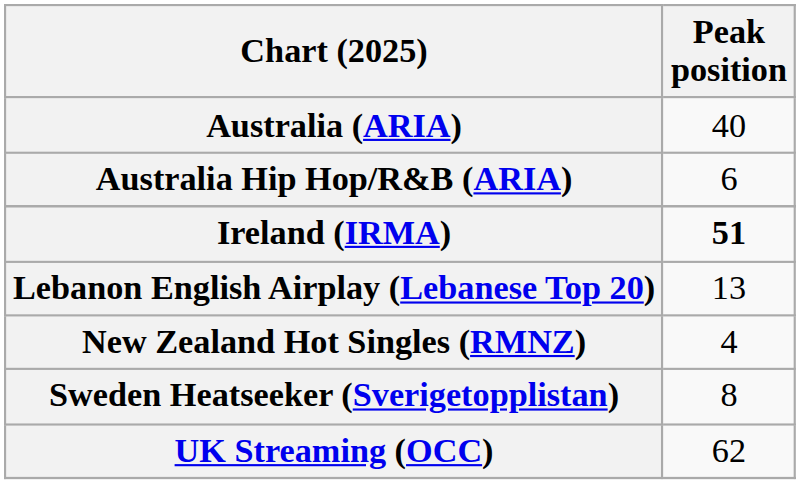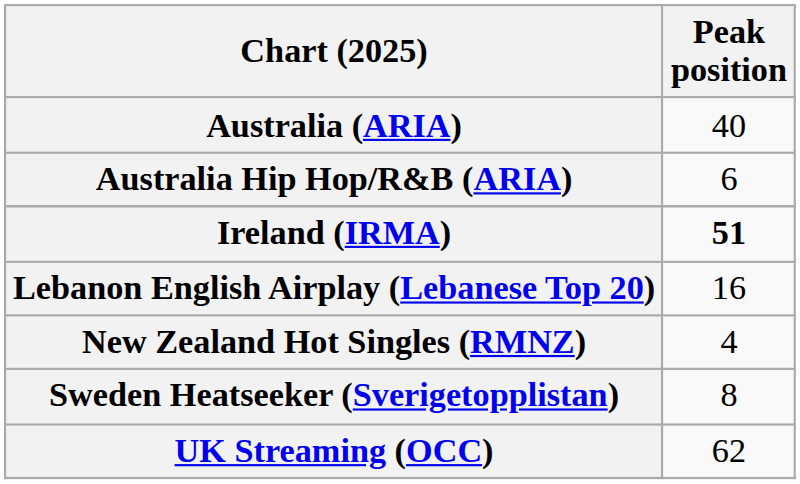(729, 287) 13 -> (729, 287) 16
